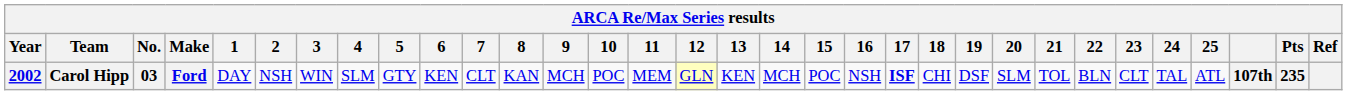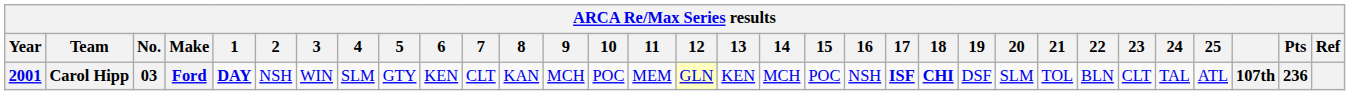(25, 75) 2002 -> (25, 75) 2001
(234, 75) normal -> (234, 75) bold
(937, 75) normal -> (938, 75) bold
(1293, 75) 235 -> (1295, 75) 236
